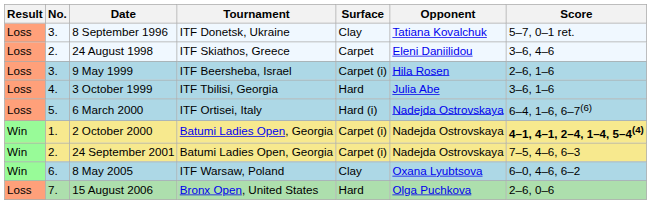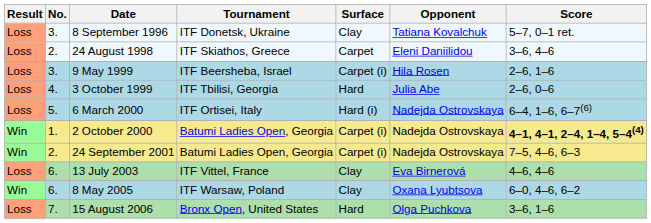(532, 89) 3–6, 1–6 -> (532, 89) 2–6, 0–6
+ row: (105, 170)
(532, 189) 2–6, 0–6 -> (532, 208) 3–6, 1–6
